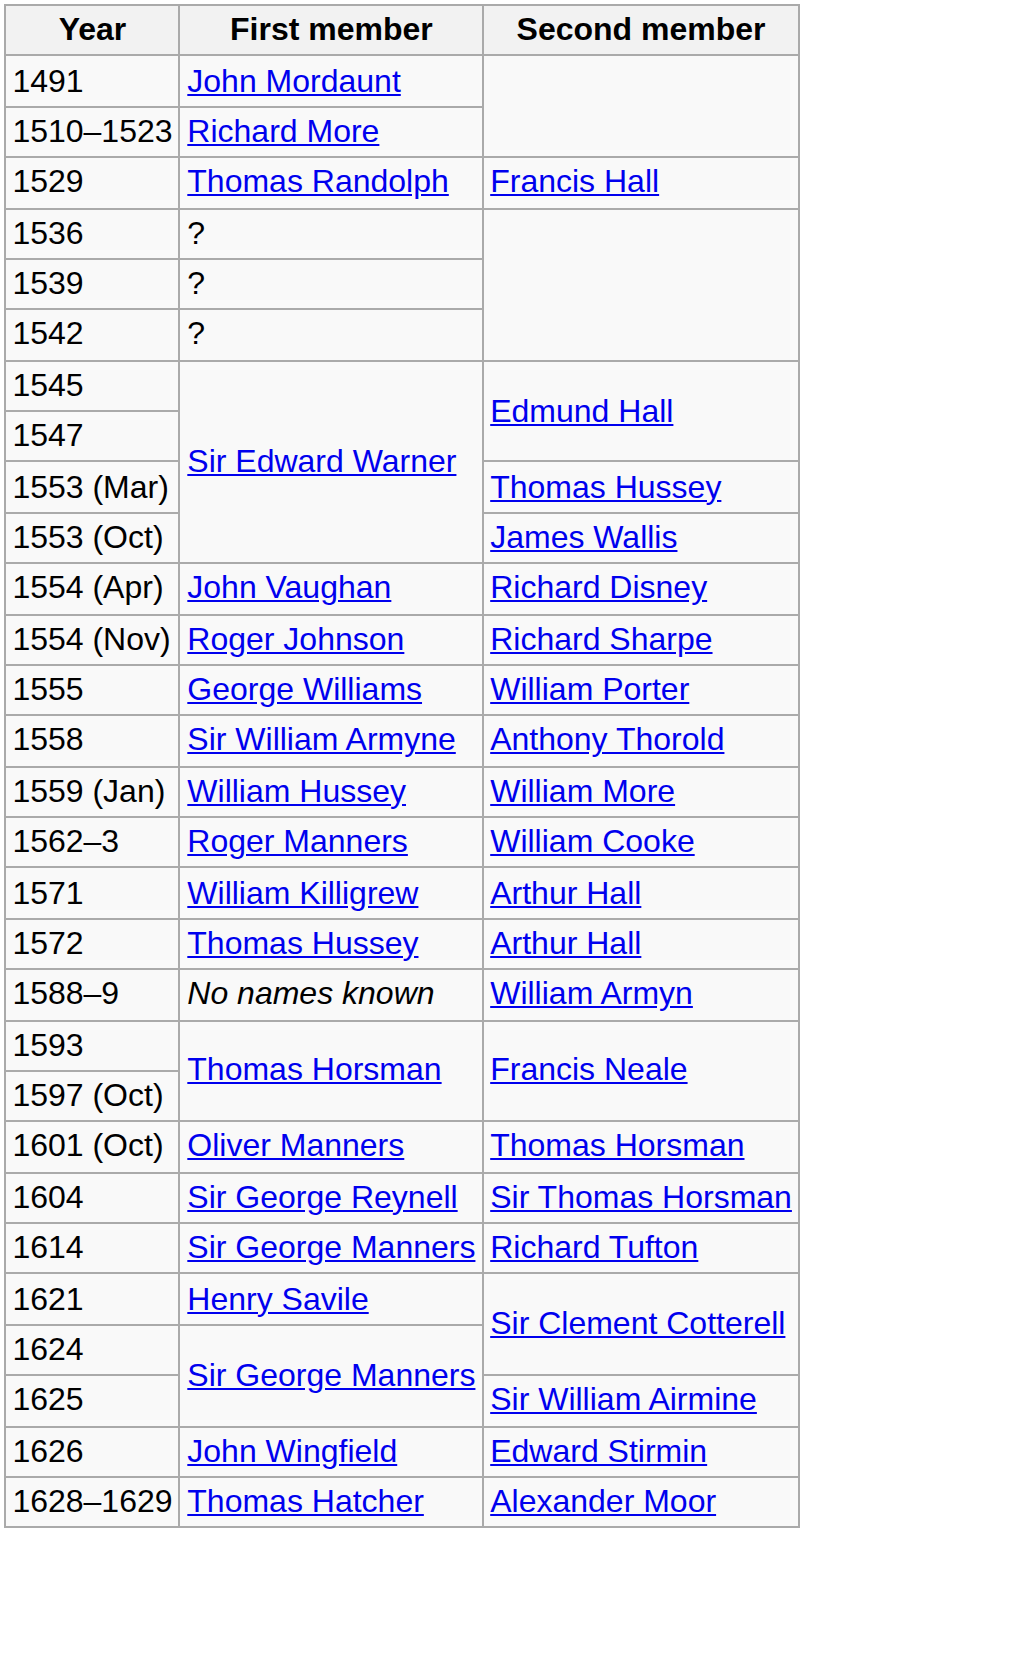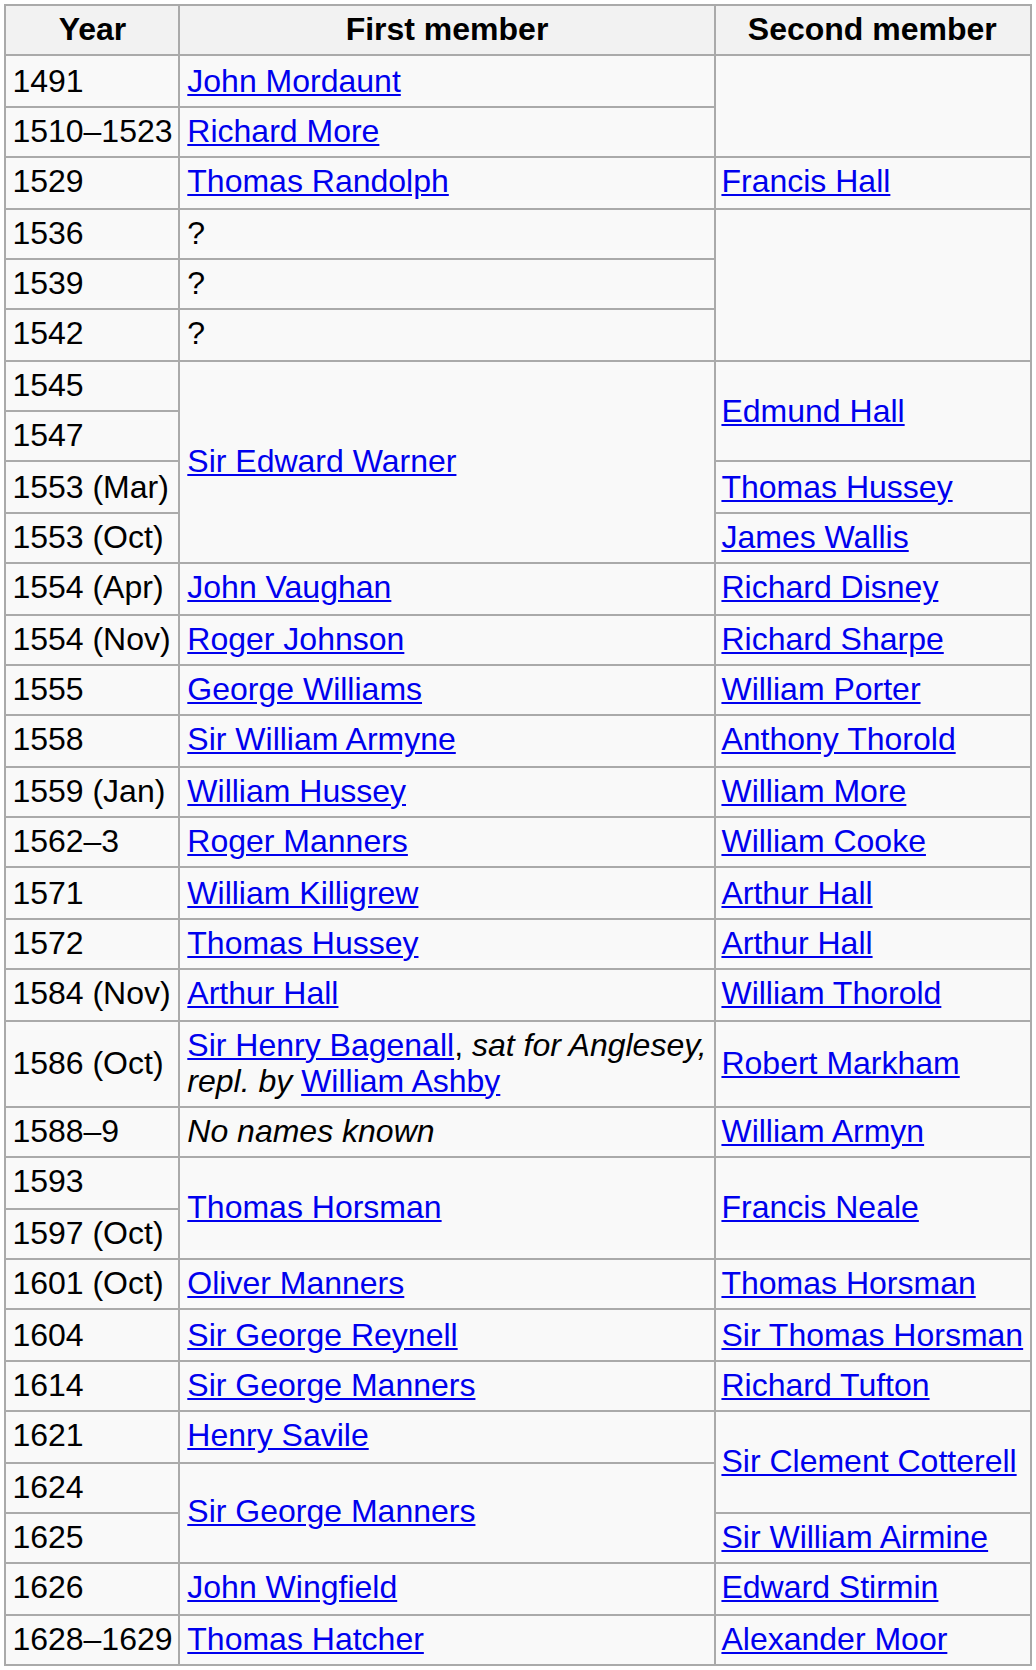+ row: (92, 994)
+ row: (88, 1062)
